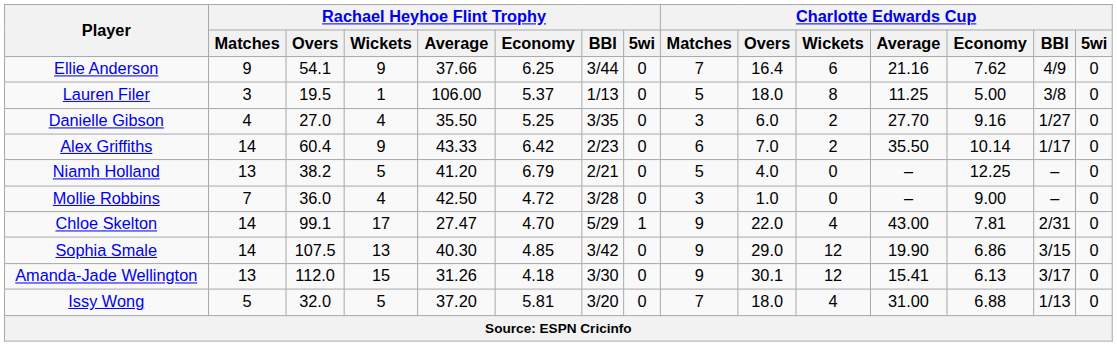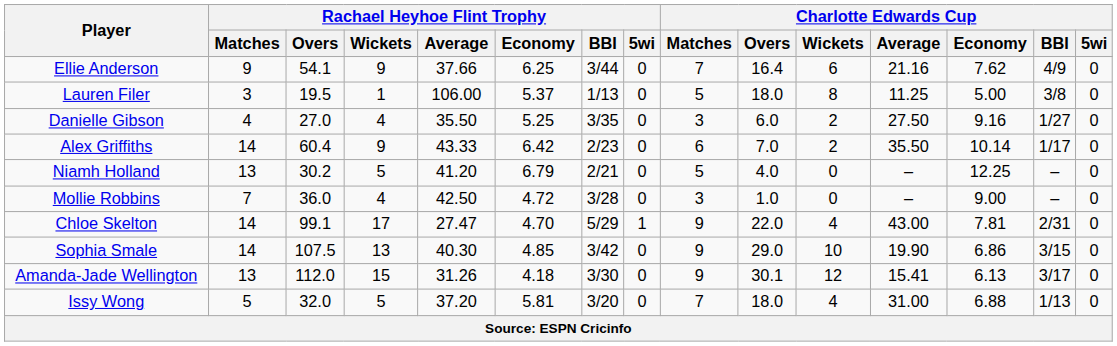(908, 120) 27.70 -> (908, 120) 27.50
(315, 172) 38.2 -> (315, 172) 30.2
(833, 250) 12 -> (833, 250) 10
